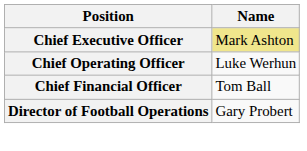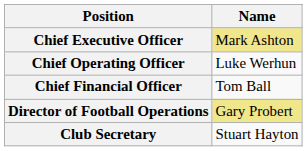(254, 110) no background -> (254, 110) khaki background
+ row: (108, 134)
